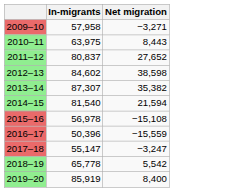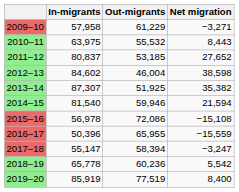+ column: (135, 12)
